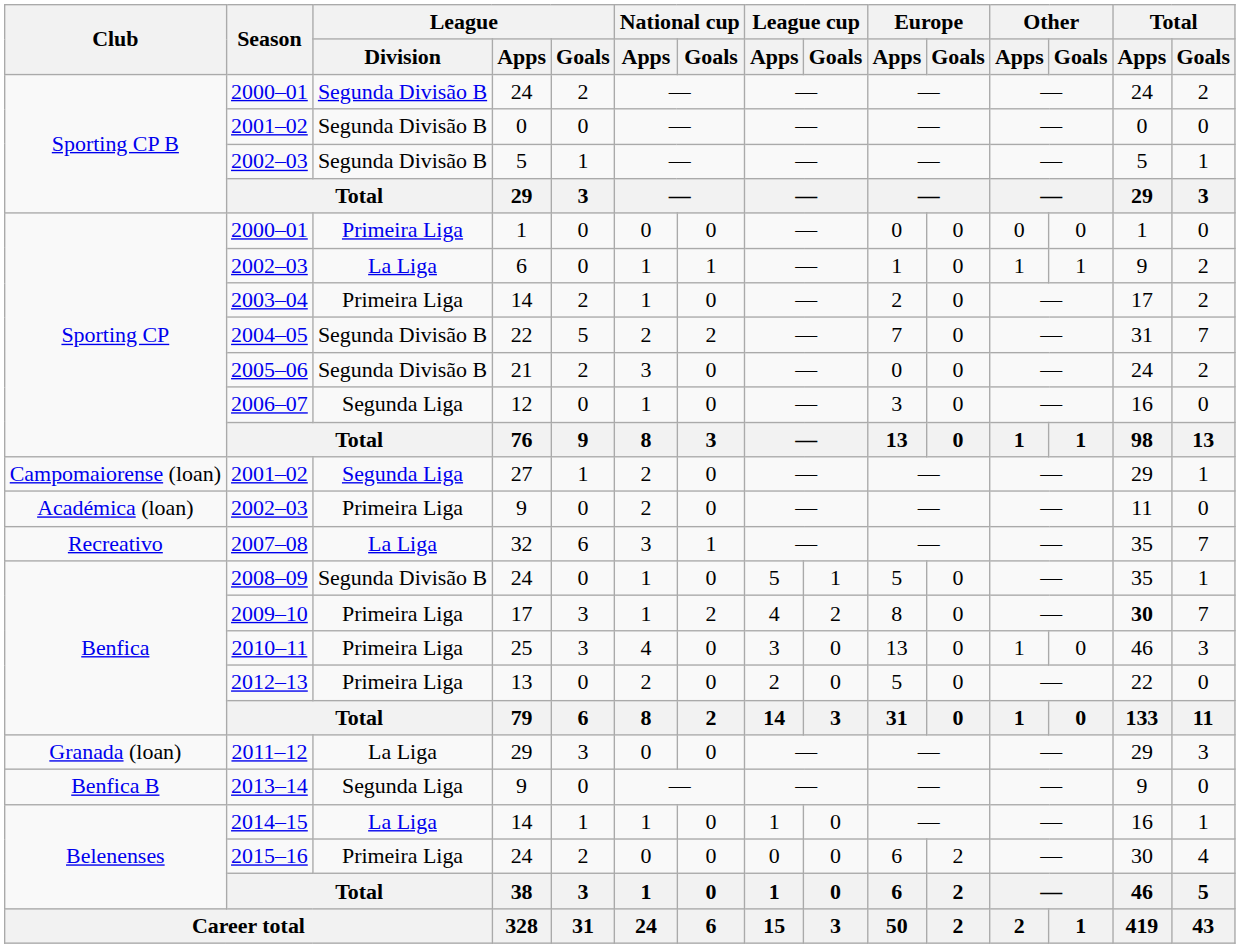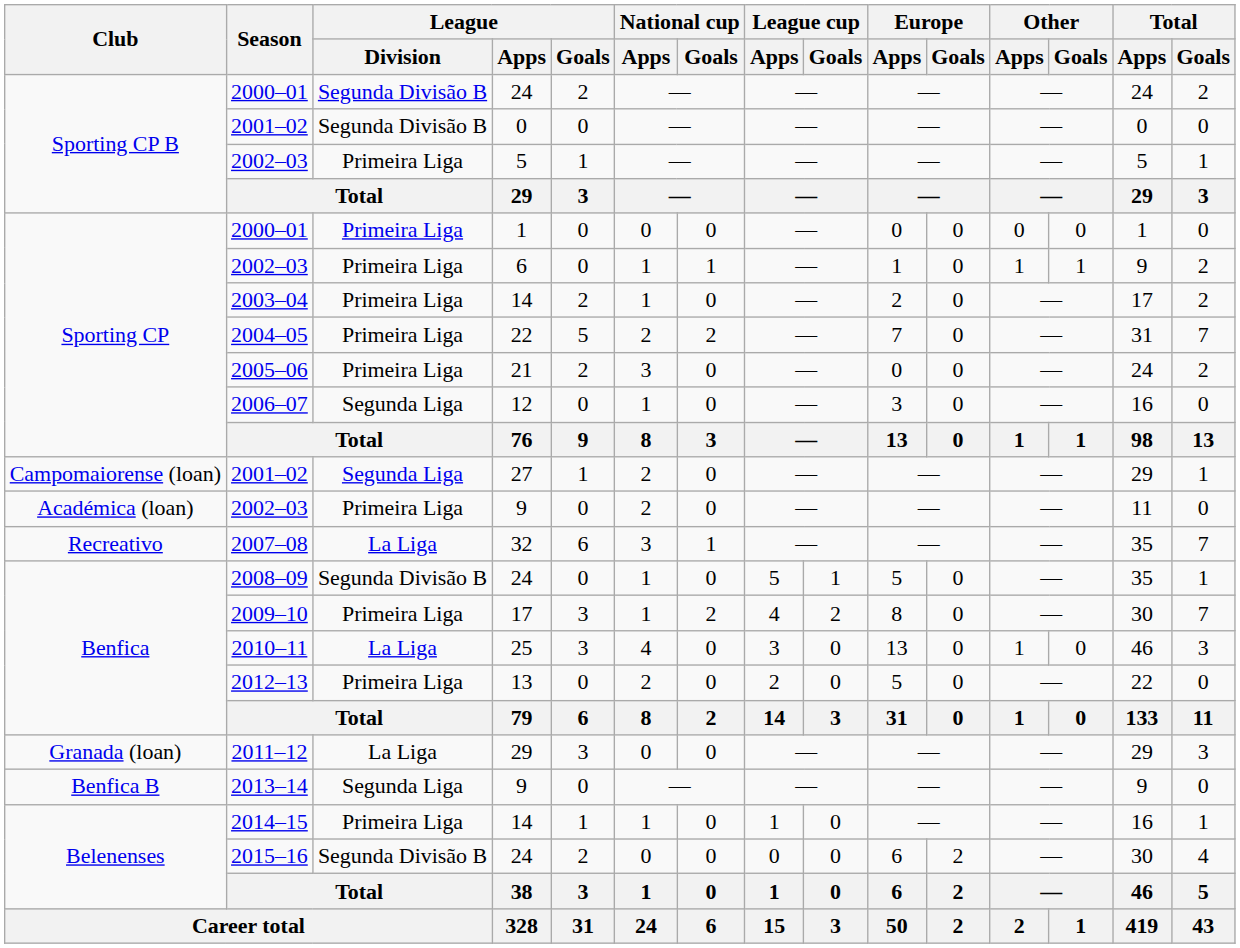(403, 160) Segunda Divisão B -> (403, 160) Primeira Liga
(403, 265) La Liga -> (403, 265) Primeira Liga
(403, 334) Segunda Divisão B -> (403, 334) Primeira Liga
(403, 369) Segunda Divisão B -> (403, 369) Primeira Liga
(1142, 612) bold -> (1142, 612) normal
(403, 647) Primeira Liga -> (403, 647) La Liga
(403, 821) La Liga -> (403, 821) Primeira Liga
(403, 856) Primeira Liga -> (403, 856) Segunda Divisão B
